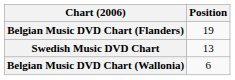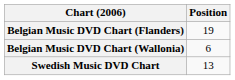rows swapped: (96, 65) <-> (96, 48)
